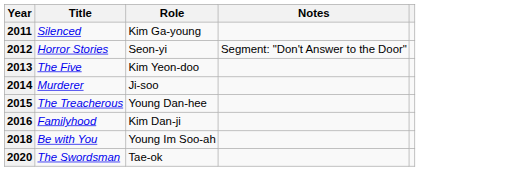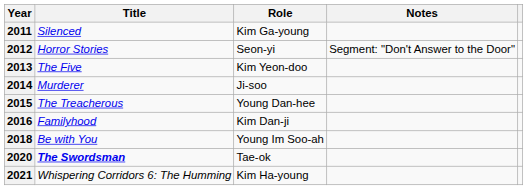(79, 157) normal -> (81, 157) bold
+ row: (20, 175)
